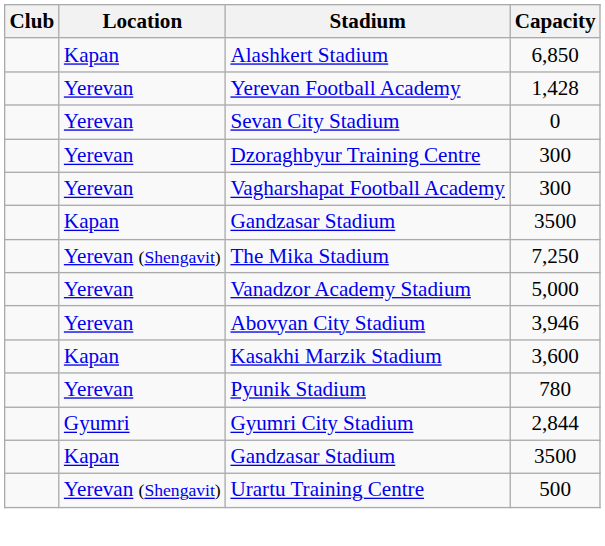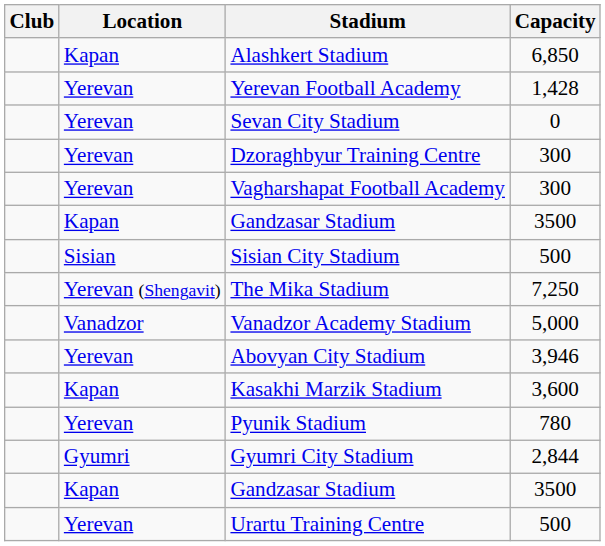+ row: (315, 255)
(99, 289) Yerevan -> (104, 322) Vanadzor
(142, 490) Yerevan (Shengavit) -> (99, 523) Yerevan
